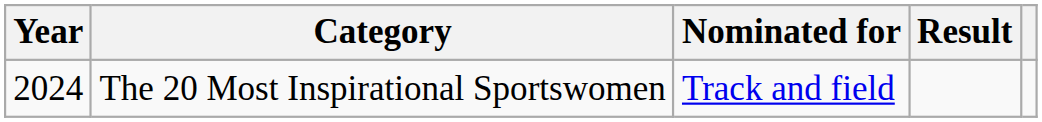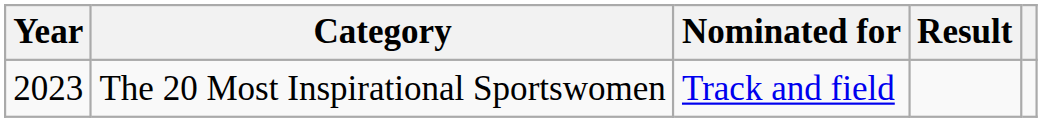(48, 87) 2024 -> (48, 87) 2023
